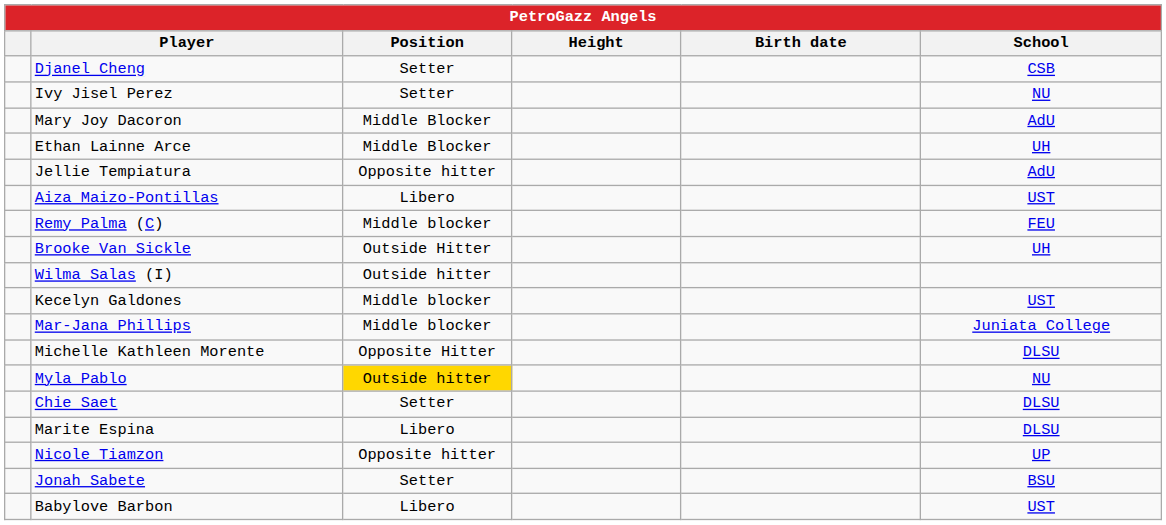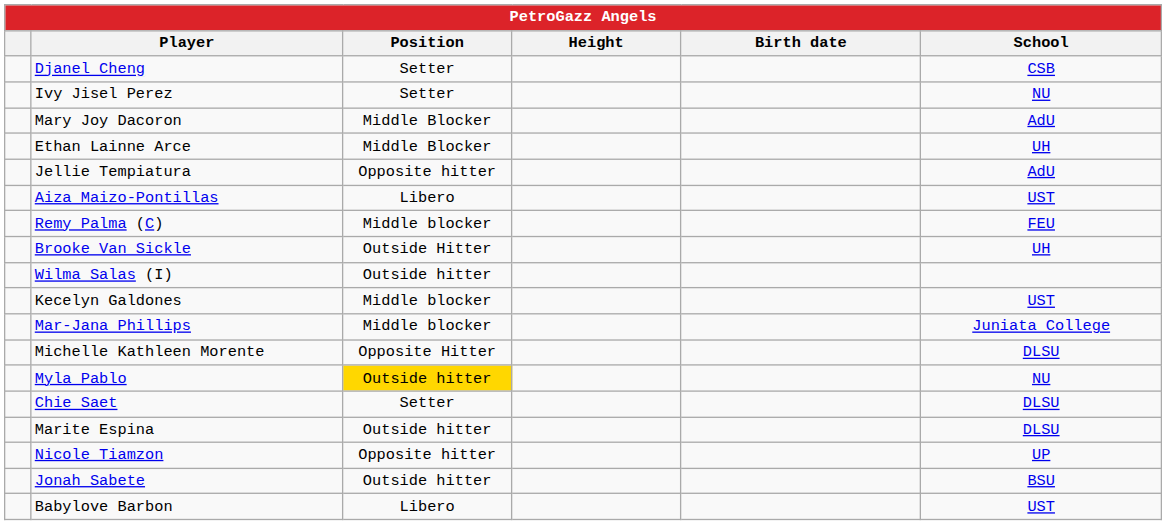(427, 429) Libero -> (427, 429) Outside hitter
(427, 481) Setter -> (427, 481) Outside hitter
